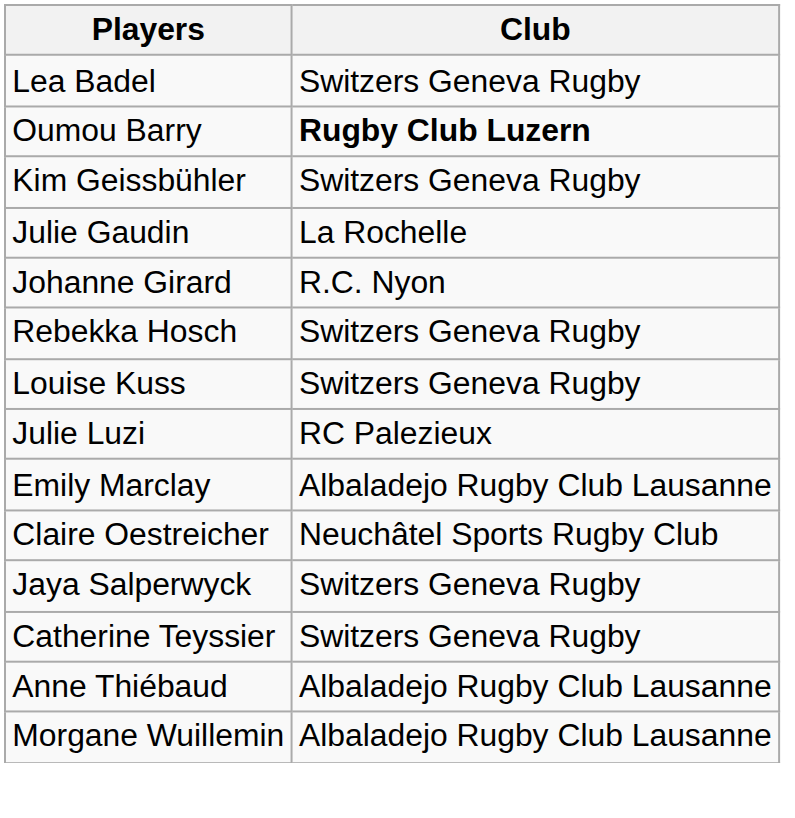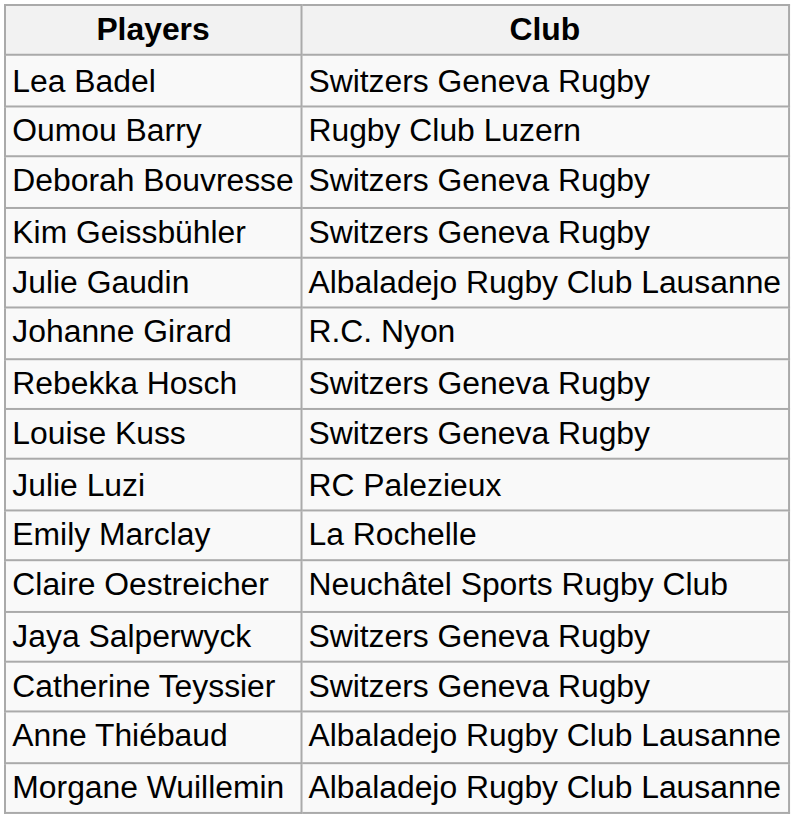(445, 130) bold -> (445, 130) normal
+ row: (153, 181)
(383, 231) La Rochelle -> (545, 282) Albaladejo Rugby Club Lausanne
(535, 484) Albaladejo Rugby Club Lausanne -> (393, 534) La Rochelle
